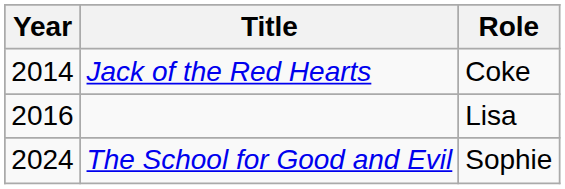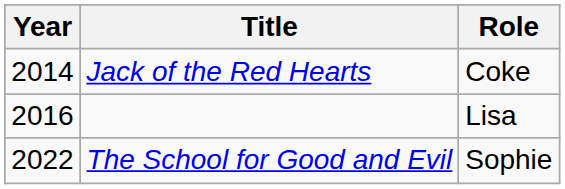(42, 159) 2024 -> (42, 159) 2022
